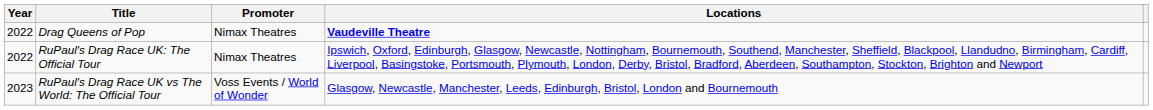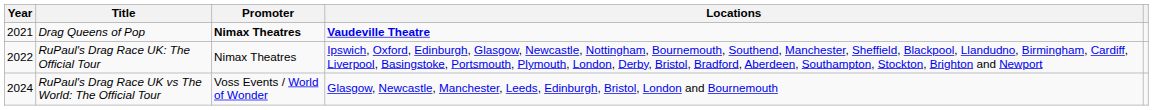(20, 32) 2022 -> (20, 32) 2021
(255, 32) normal -> (258, 32) bold
(20, 89) 2023 -> (20, 89) 2024
